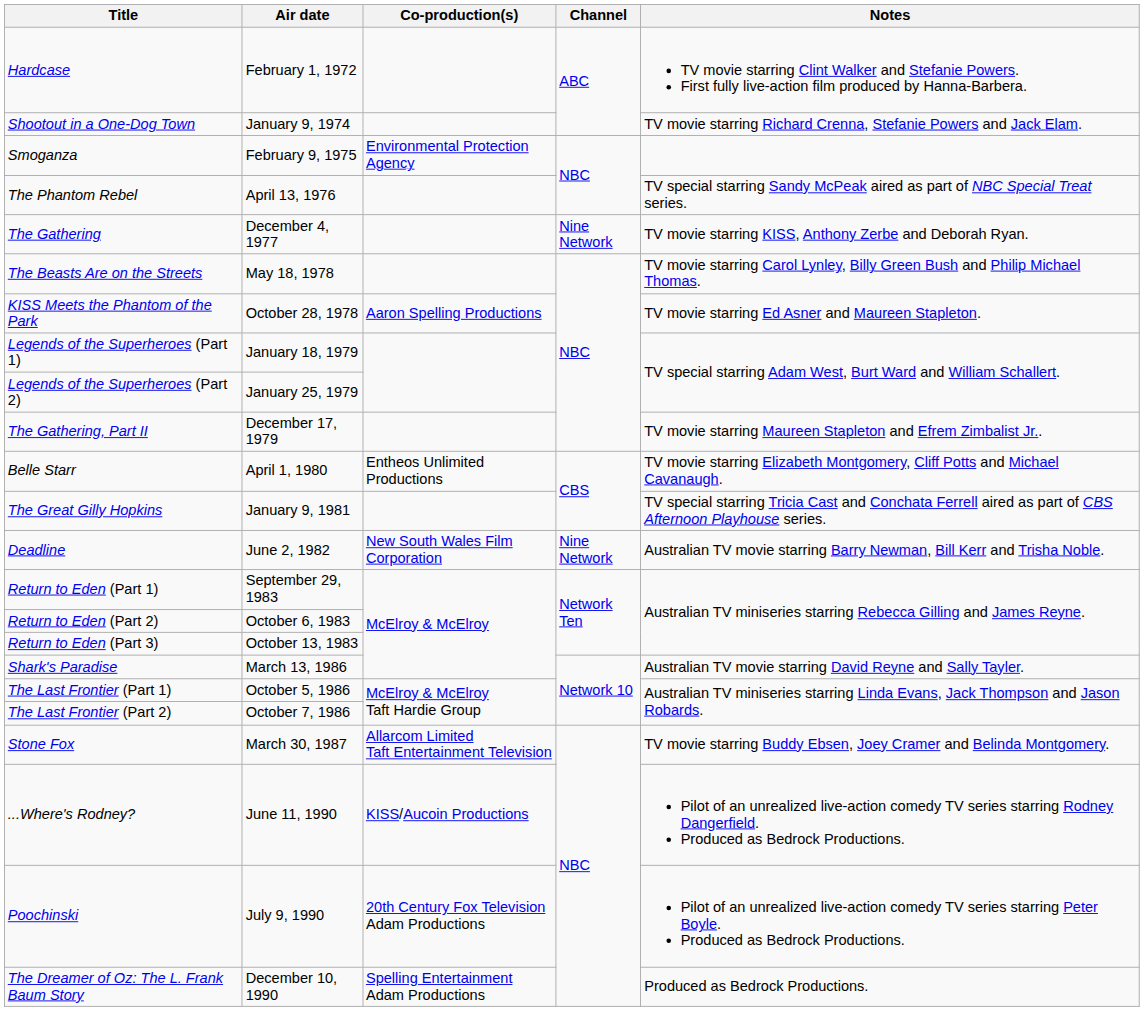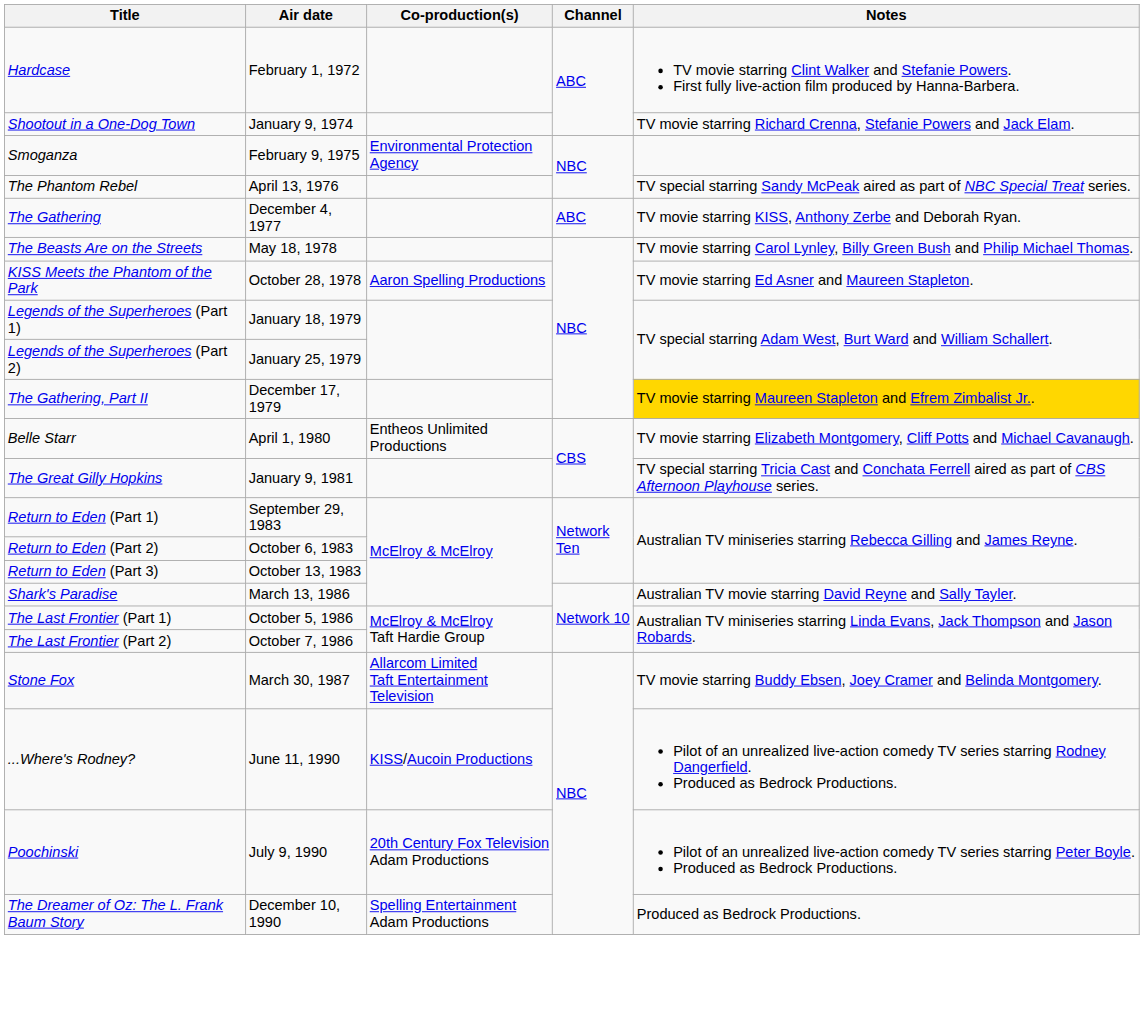(586, 234) Nine Network -> (571, 217) ABC
(843, 431) no background -> (836, 398) gold background
- row: (37, 550)
